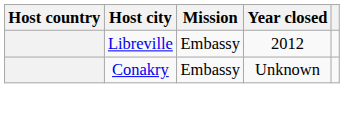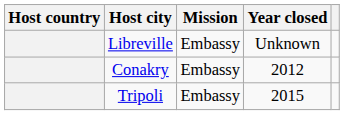(288, 43) 2012 -> (287, 43) Unknown
(287, 69) Unknown -> (288, 69) 2012
+ row: (140, 95)
